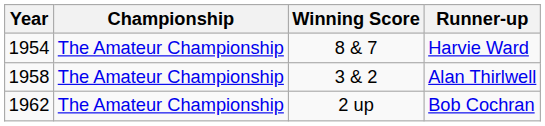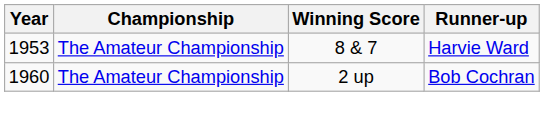(29, 47) 1954 -> (29, 47) 1953
- row: (482, 76)
(29, 105) 1962 -> (29, 76) 1960
